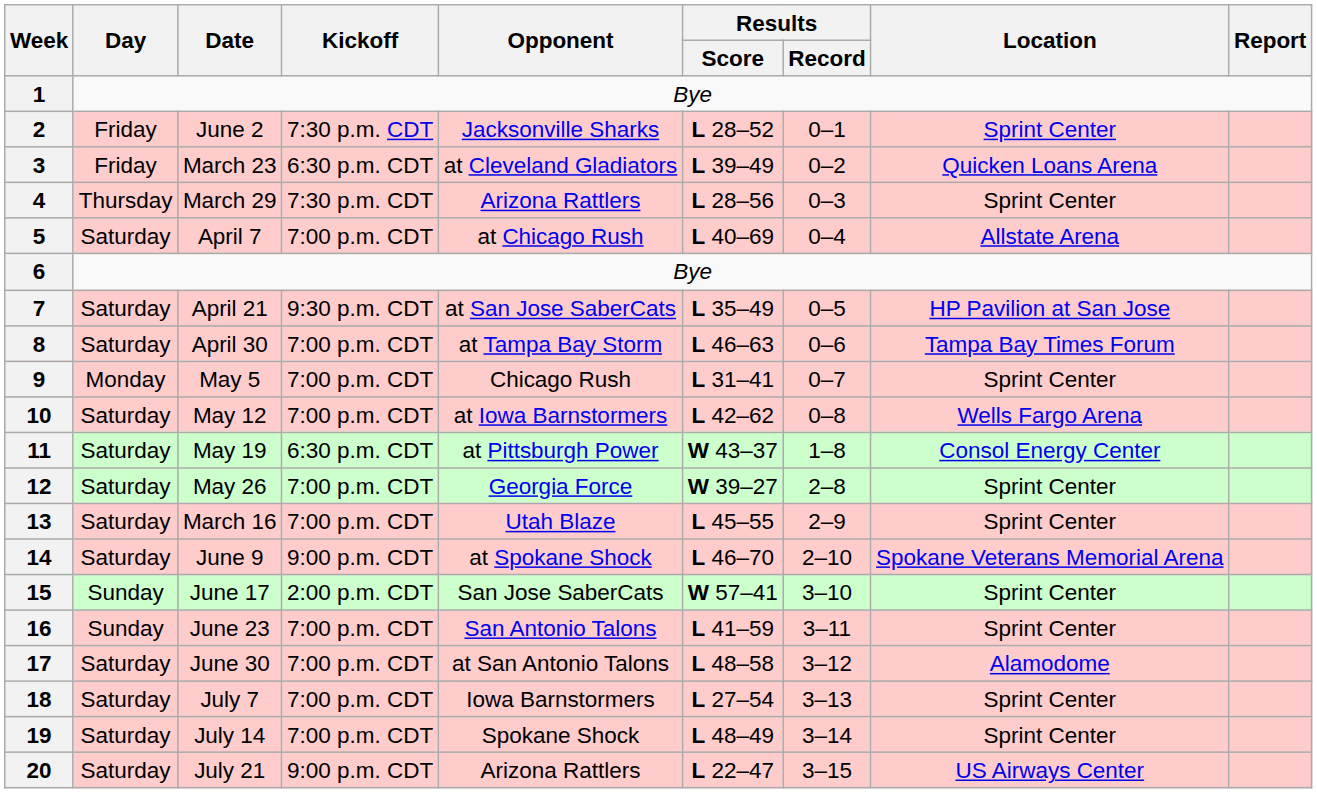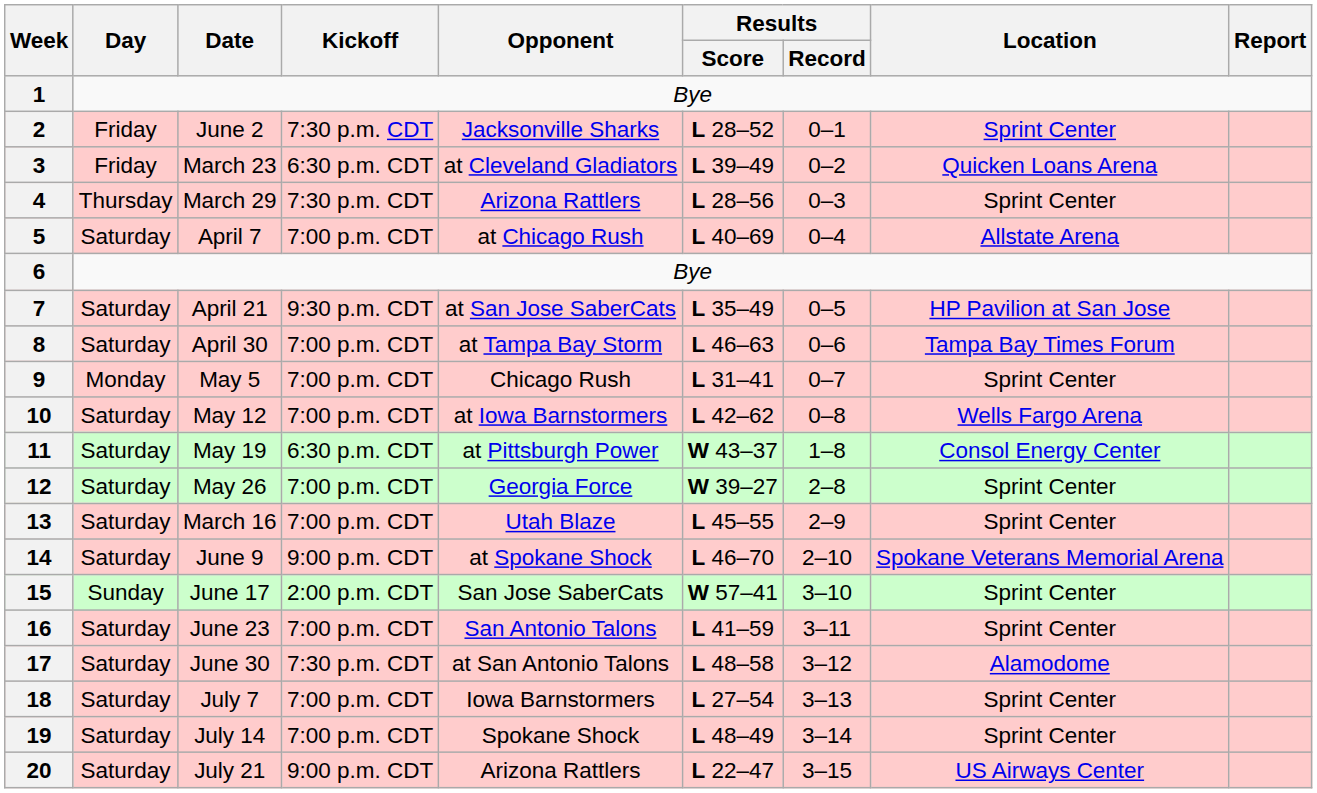(126, 628) Sunday -> (126, 628) Saturday
(360, 664) 7:00 p.m. CDT -> (360, 664) 7:30 p.m. CDT
